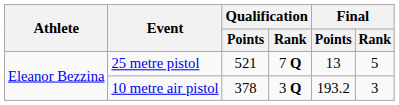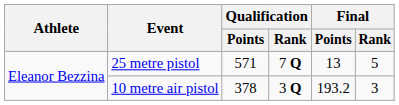(246, 64) 521 -> (246, 64) 571
